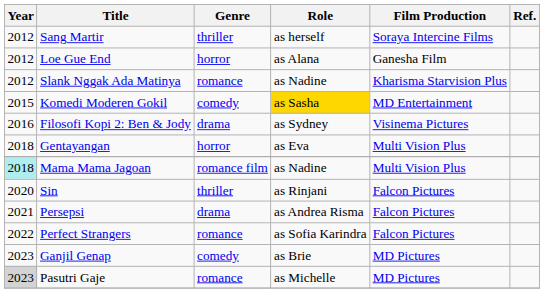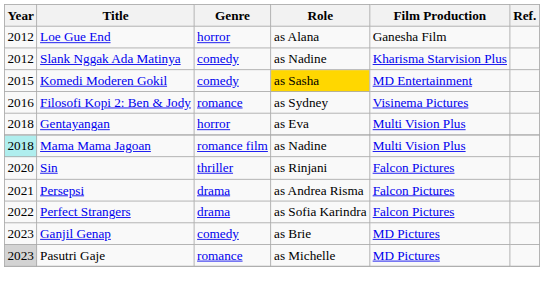- row: (72, 37)
(220, 81) romance -> (218, 59) comedy
(214, 124) drama -> (220, 102) romance
(220, 233) romance -> (214, 211) drama
